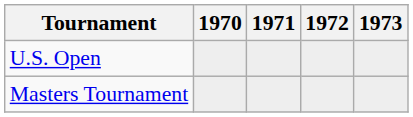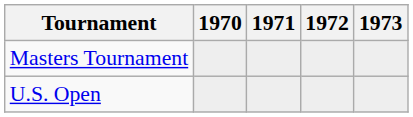rows swapped: (99, 94) <-> (55, 58)
